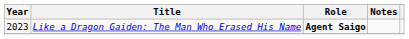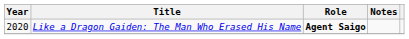(17, 27) 2023 -> (17, 27) 2020
